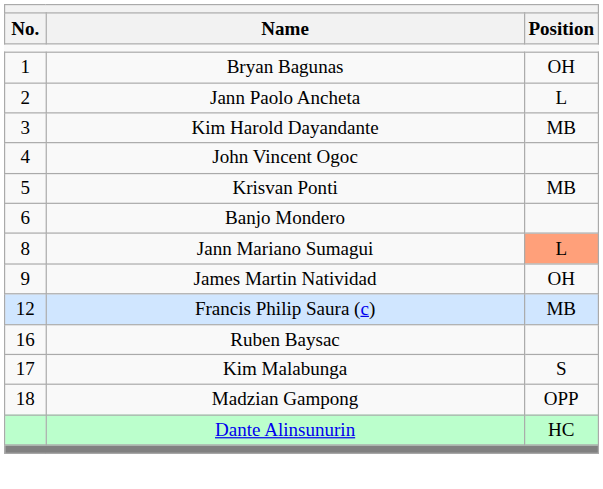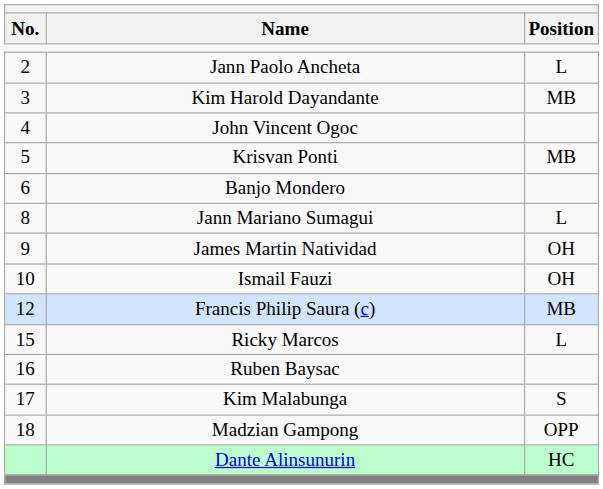- row: (25, 67)
(561, 248) lightsalmon background -> (561, 218) no background
+ row: (25, 278)
+ row: (25, 339)
